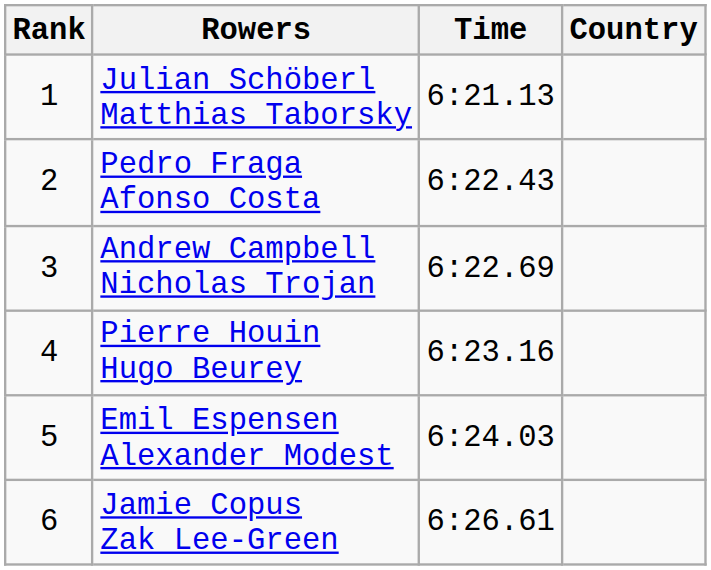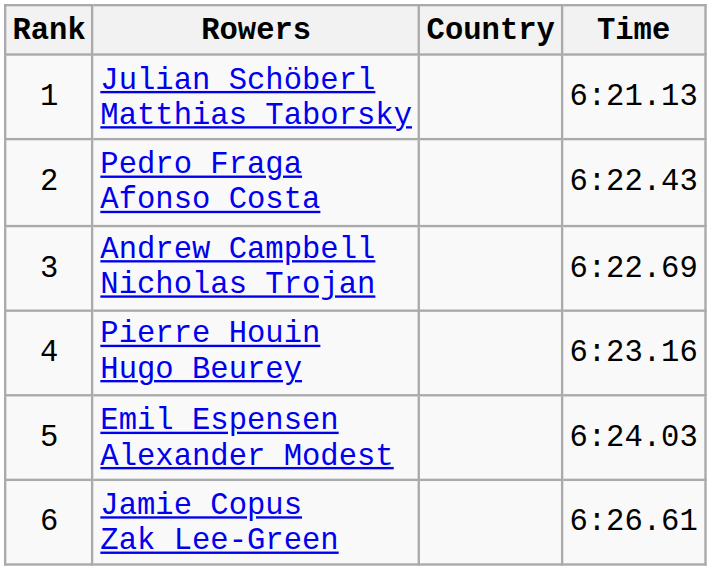columns swapped: (634, 30) <-> (491, 30)
